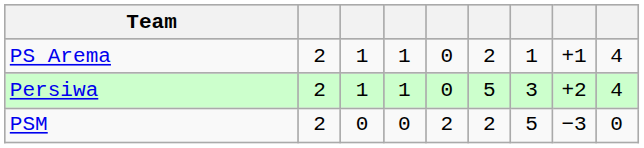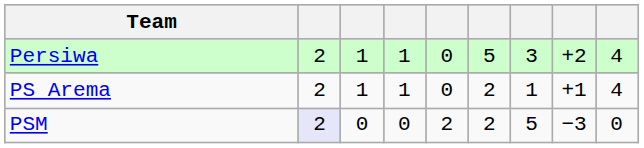rows swapped: (54, 91) <-> (60, 56)
(320, 125) no background -> (320, 125) lavender background
